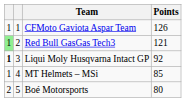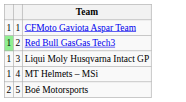- column: (166, 12)
(9, 59) bold -> (9, 59) normal
